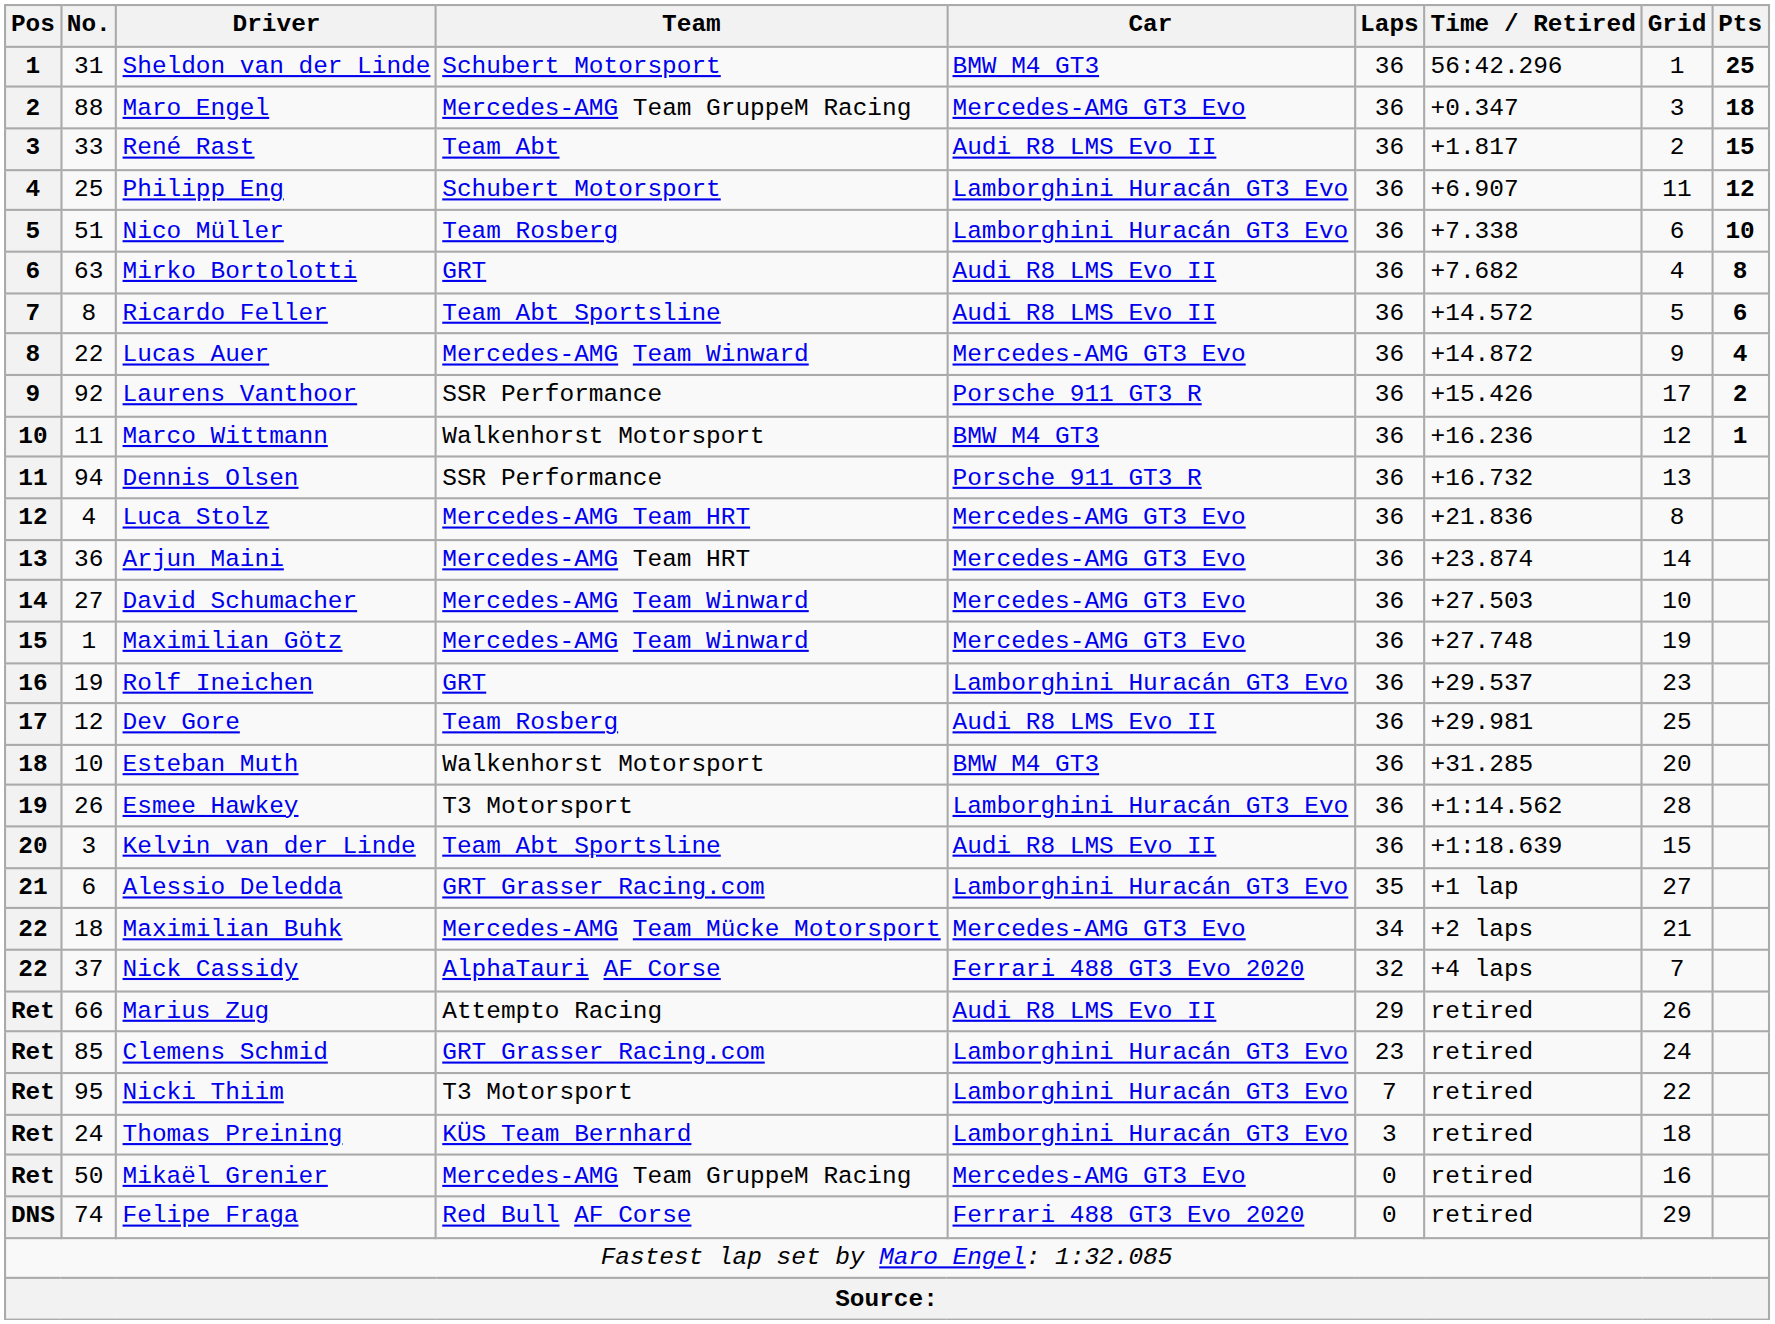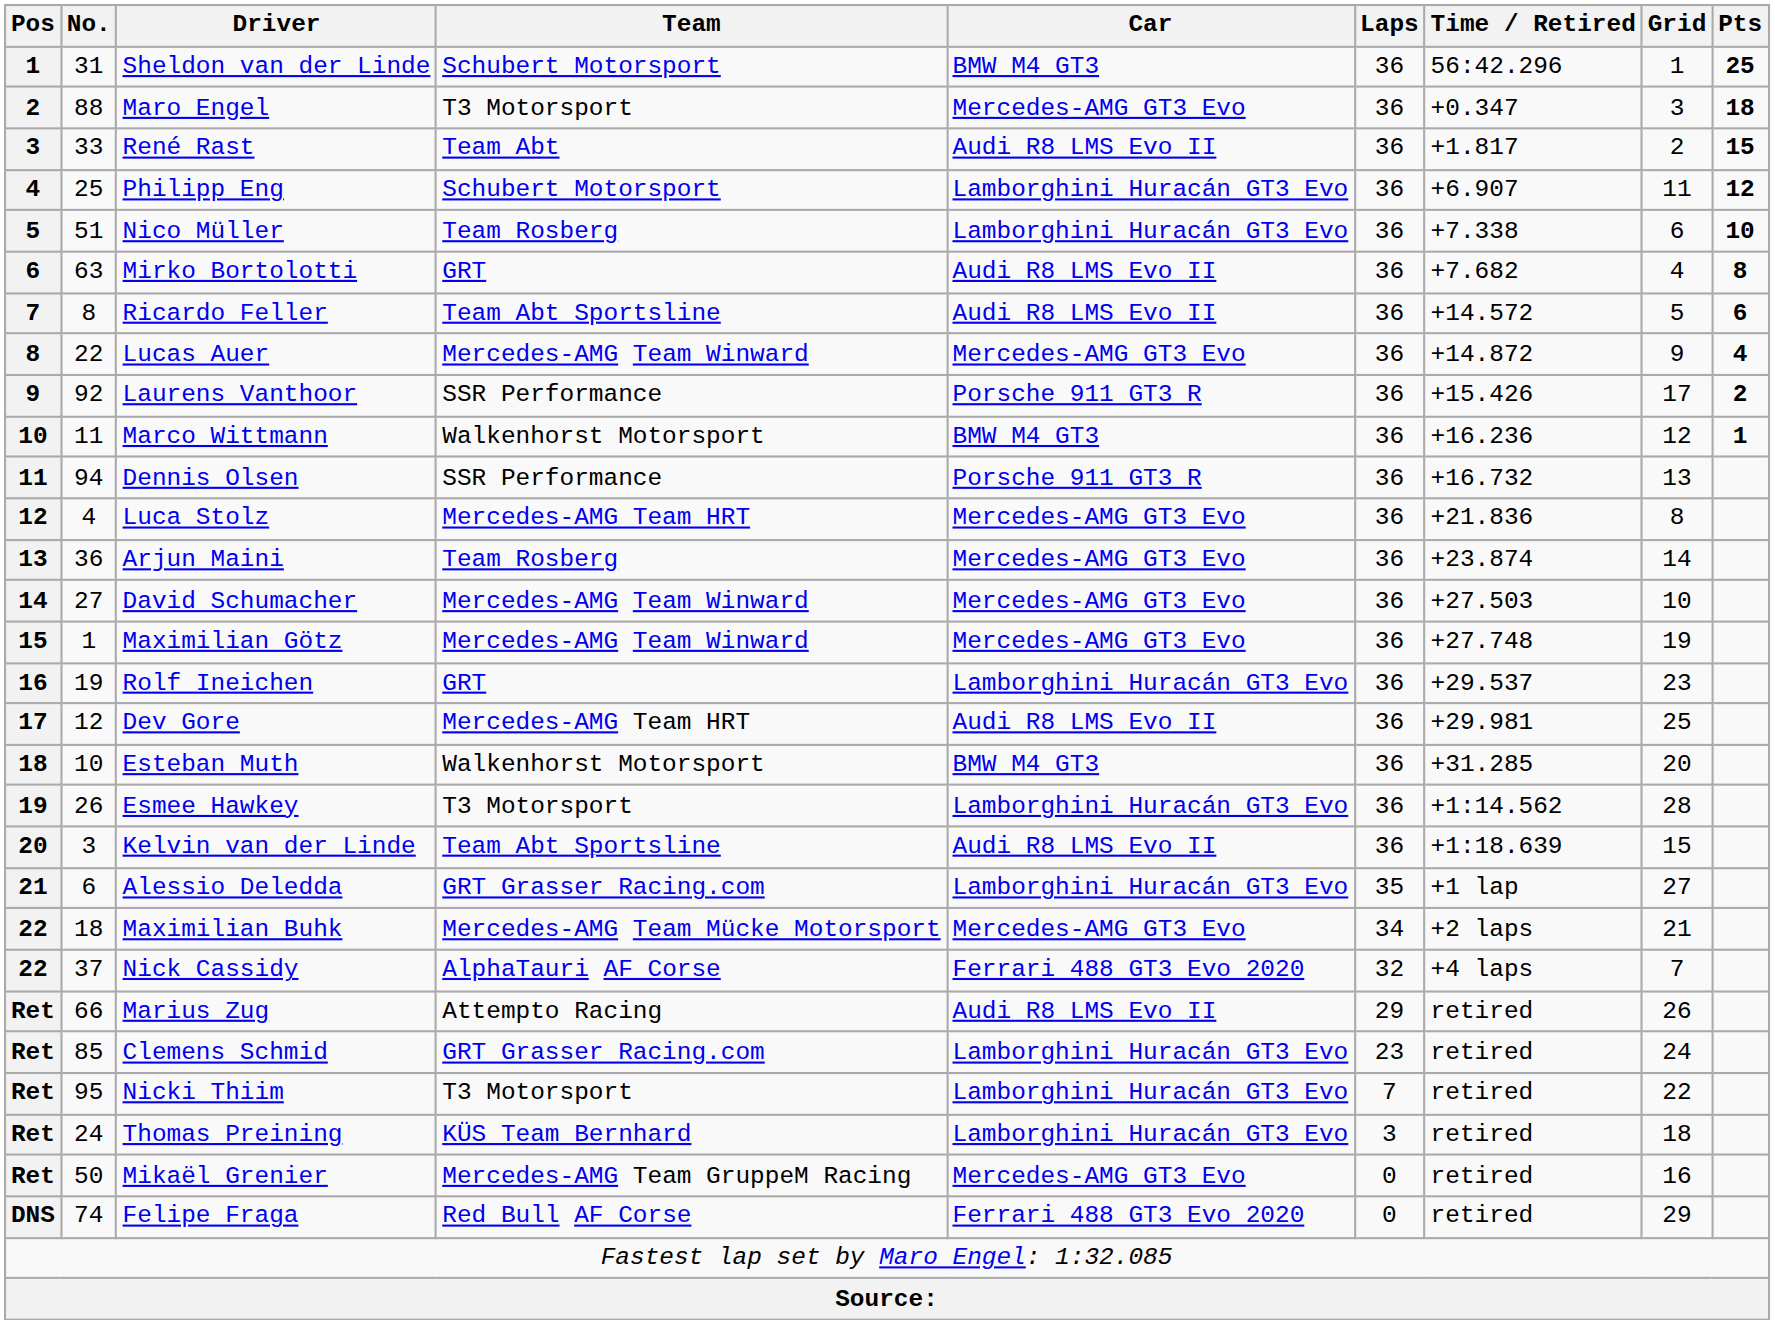(677, 107) Mercedes-AMG Team GruppeM Racing -> (538, 107) T3 Motorsport
(596, 559) Mercedes-AMG Team HRT -> (530, 559) Team Rosberg
(530, 724) Team Rosberg -> (596, 724) Mercedes-AMG Team HRT
